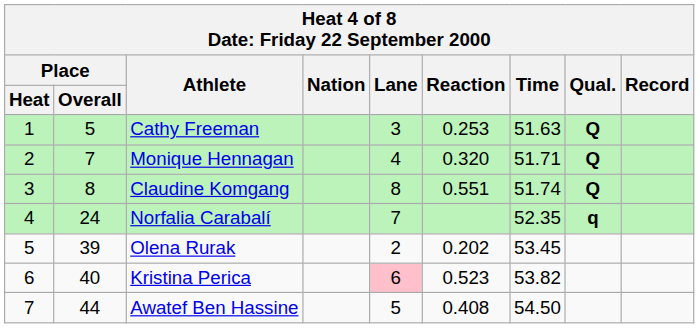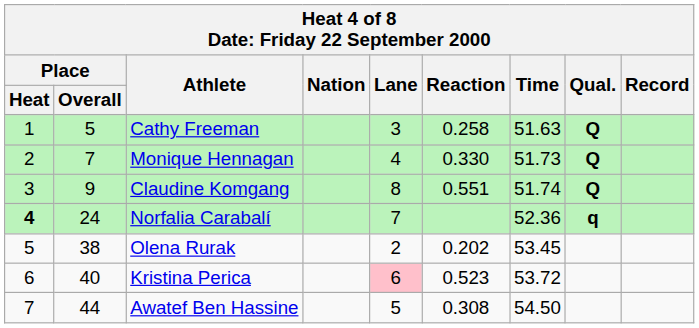(466, 129) 0.253 -> (466, 129) 0.258
(466, 159) 0.320 -> (466, 159) 0.330
(537, 159) 51.71 -> (537, 159) 51.73
(90, 188) 8 -> (90, 188) 9
(29, 218) normal -> (29, 218) bold
(537, 218) 52.35 -> (537, 218) 52.36
(90, 248) 39 -> (90, 248) 38
(537, 277) 53.82 -> (537, 277) 53.72
(466, 307) 0.408 -> (466, 307) 0.308
